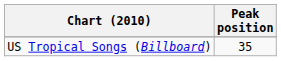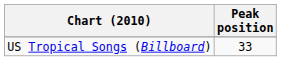(245, 47) 35 -> (245, 47) 33
